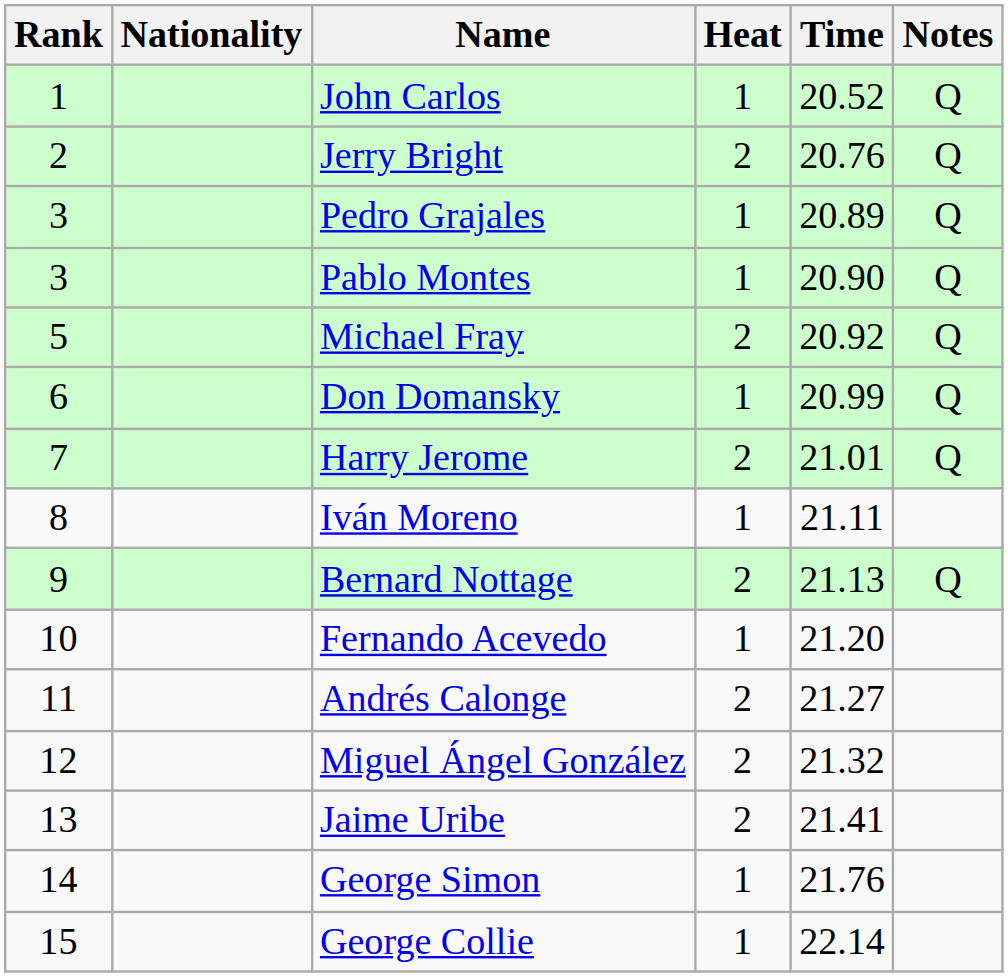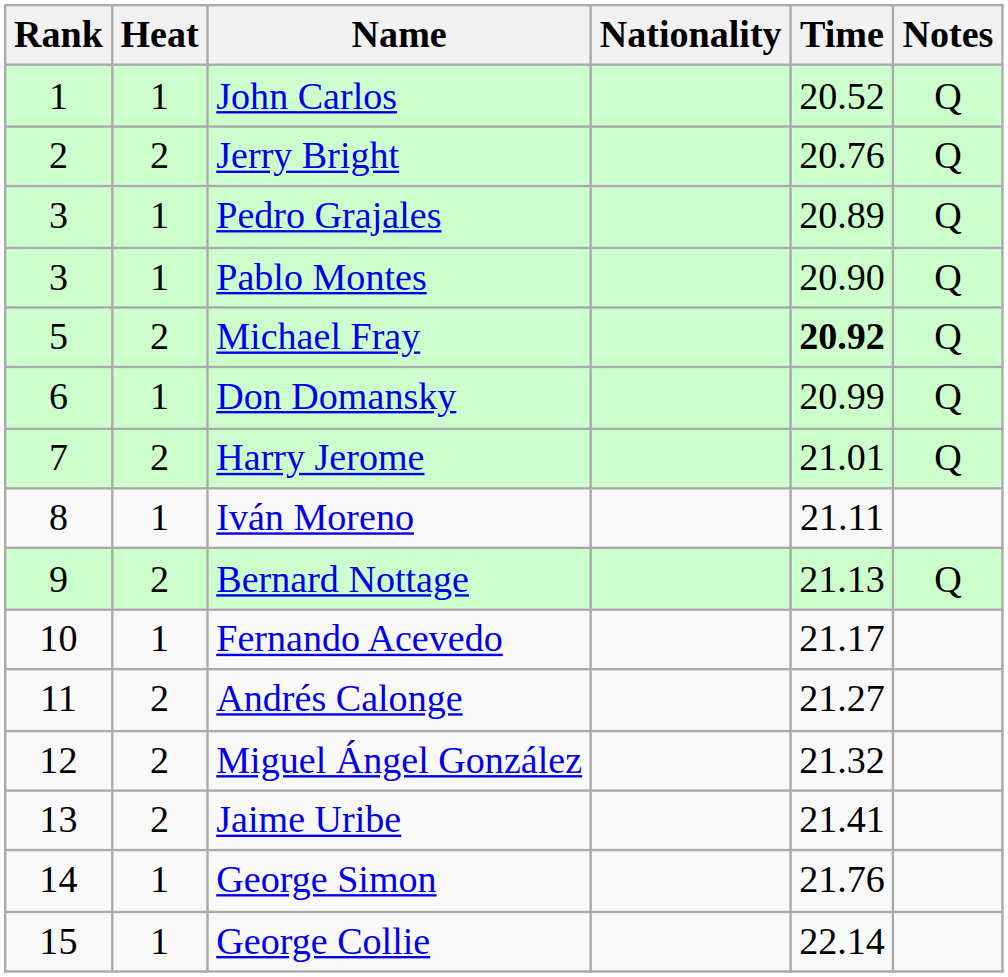columns swapped: (743, 34) <-> (211, 34)
(842, 336) normal -> (842, 336) bold
(842, 638) 21.20 -> (842, 638) 21.17
